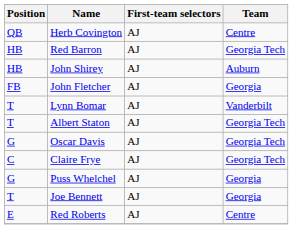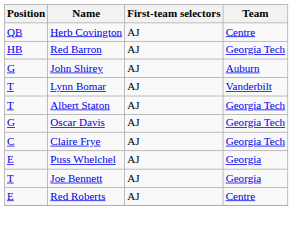(15, 68) HB -> (11, 68) G
- row: (80, 87)
(11, 178) G -> (10, 160) E
